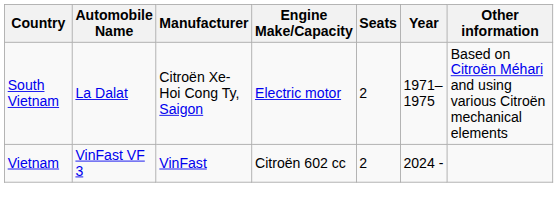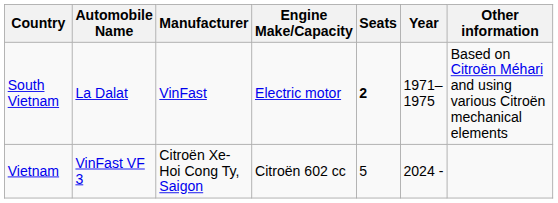(199, 93) Citroën Xe-Hoi Cong Ty, Saigon -> (183, 93) VinFast
(363, 93) normal -> (363, 93) bold
(183, 163) VinFast -> (199, 171) Citroën Xe-Hoi Cong Ty, Saigon
(363, 163) 2 -> (363, 171) 5
